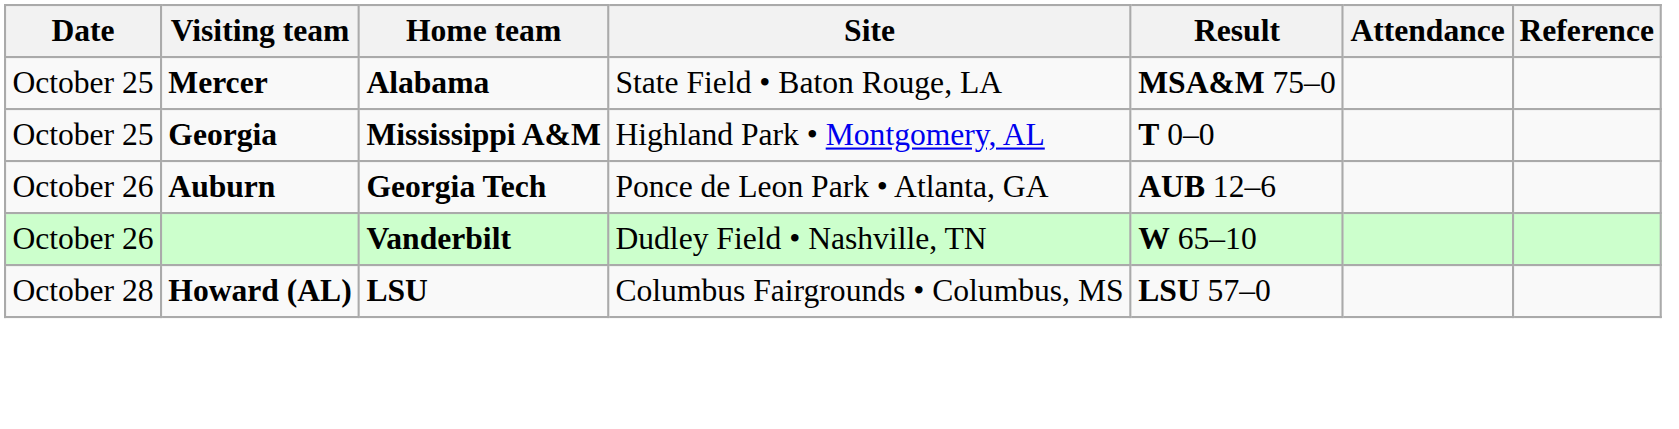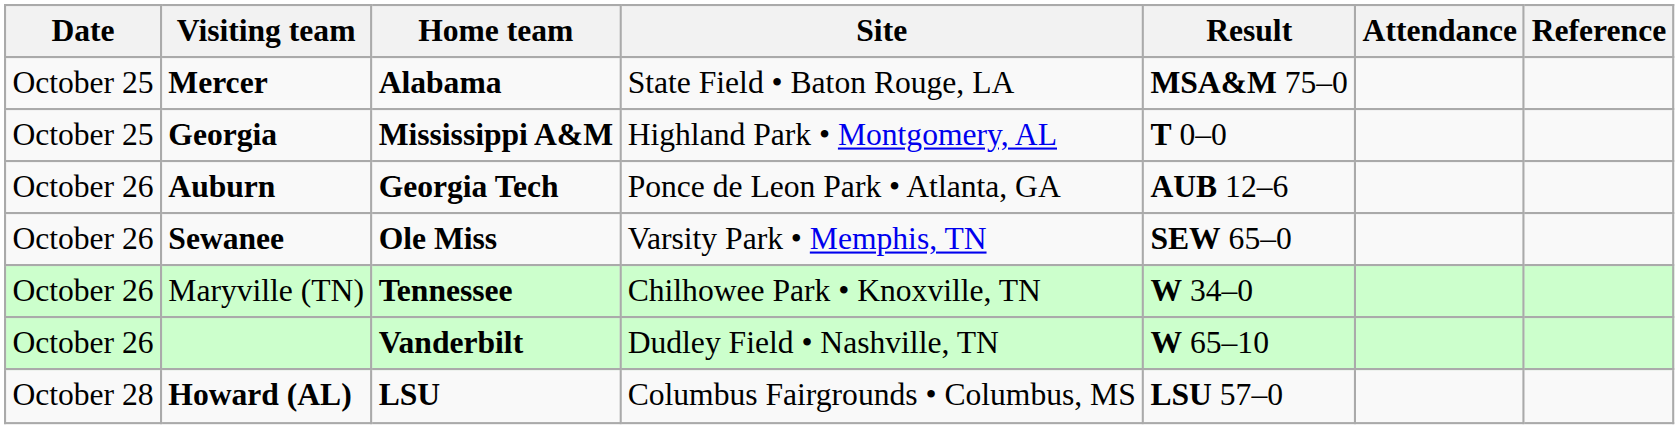+ row: (226, 239)
+ row: (266, 291)
